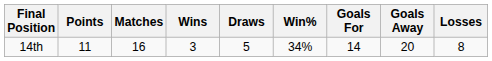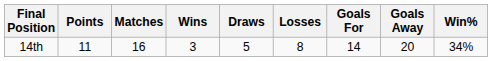columns swapped: (461, 21) <-> (300, 21)
